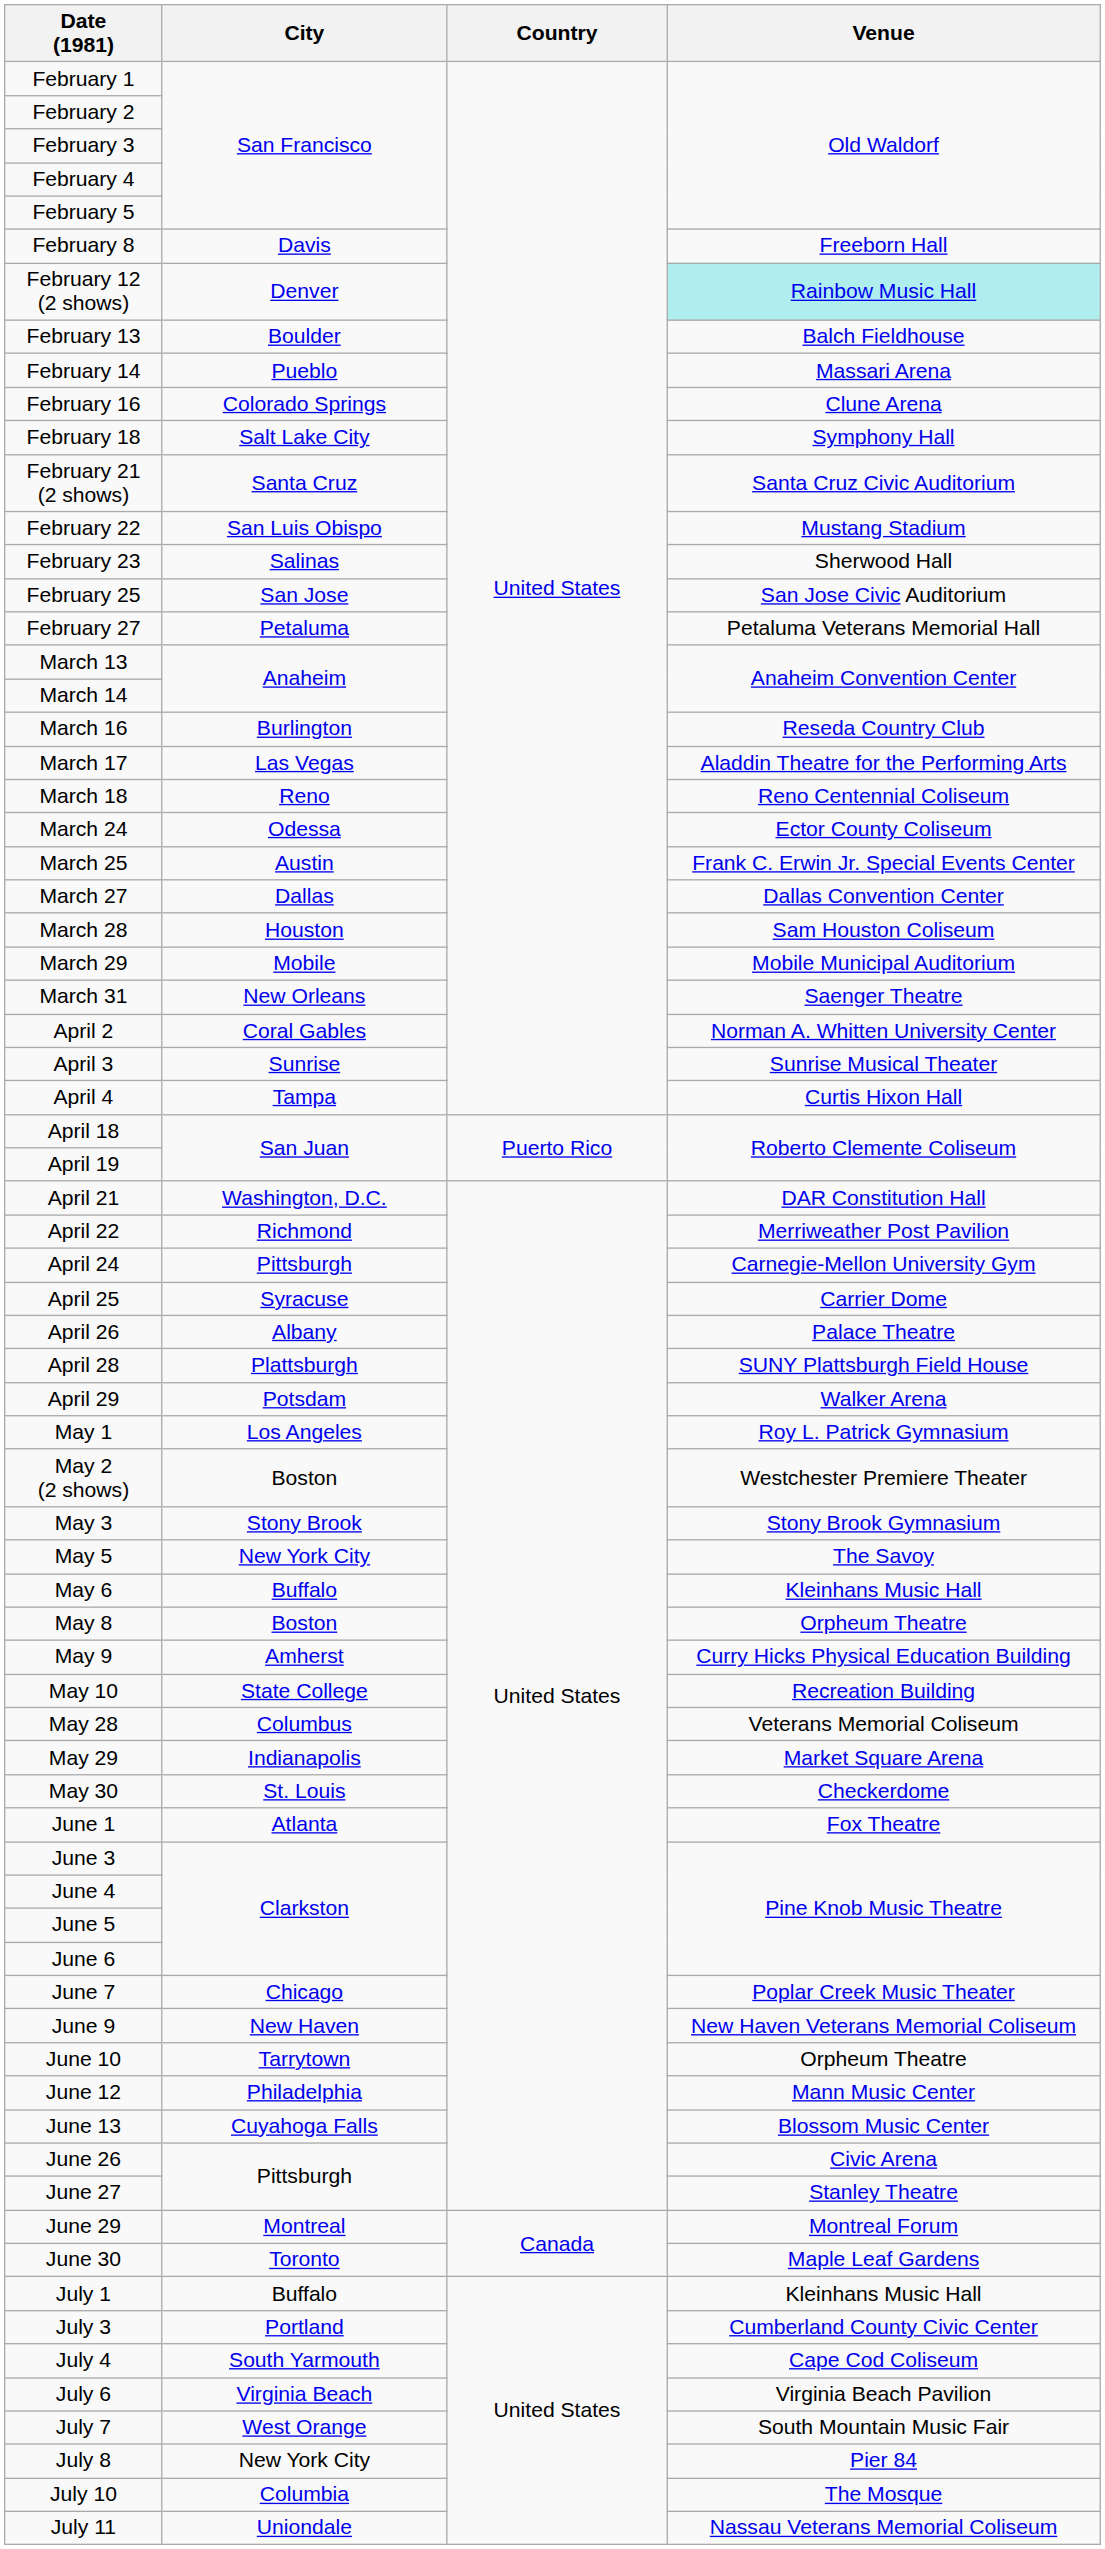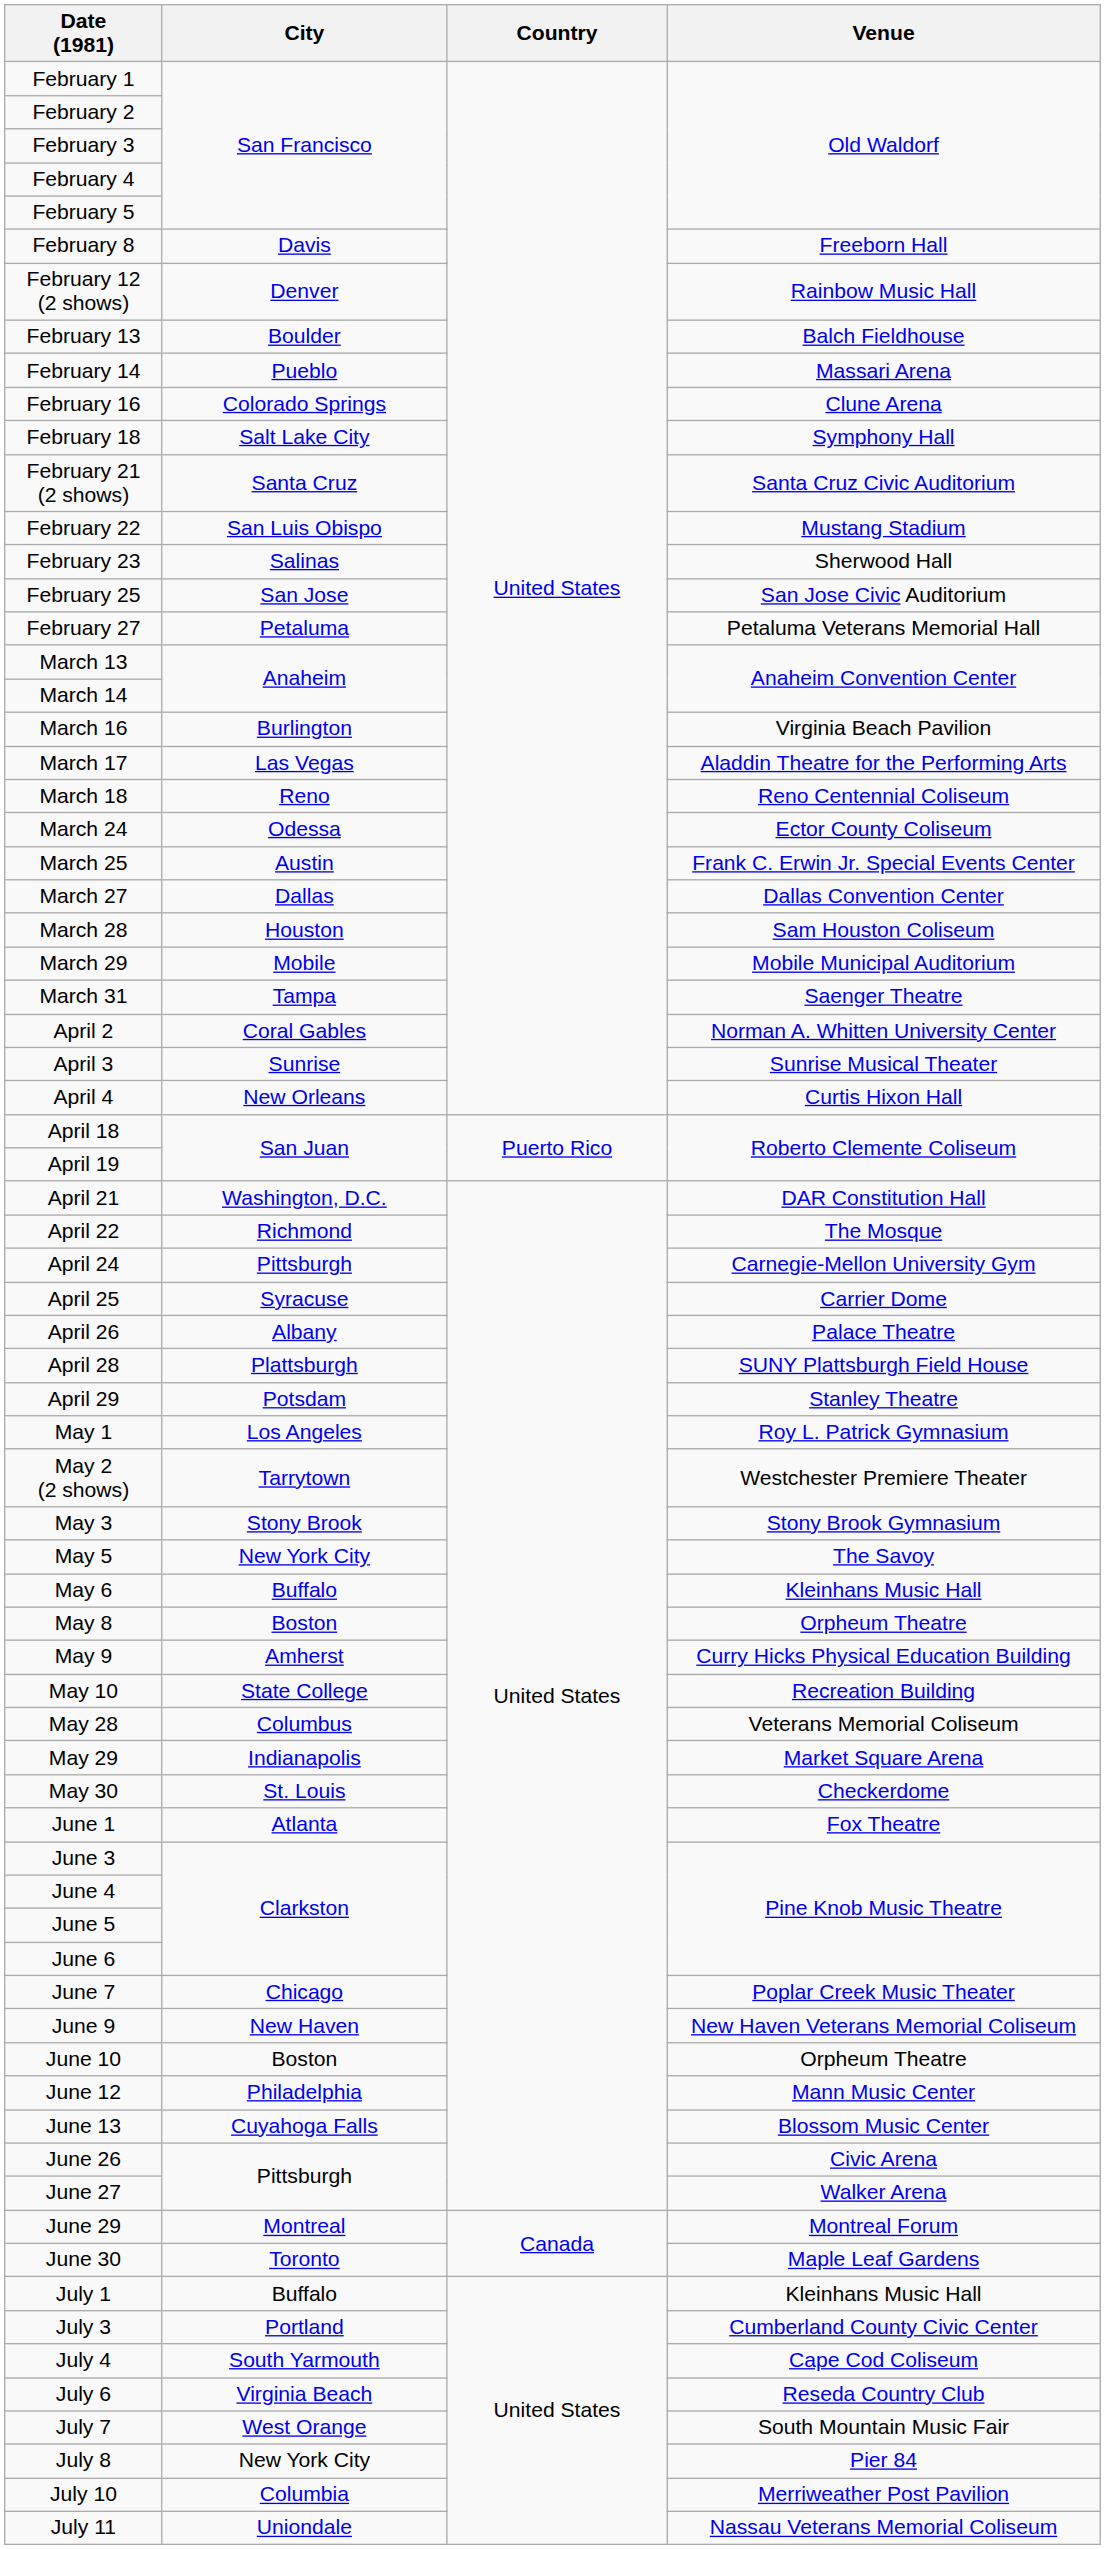(884, 291) paleturquoise background -> (884, 291) no background
(884, 728) Reseda Country Club -> (884, 728) Virginia Beach Pavilion
(304, 996) New Orleans -> (304, 996) Tampa
(304, 1097) Tampa -> (304, 1097) New Orleans
(884, 1231) Merriweather Post Pavilion -> (884, 1231) The Mosque
(884, 1398) Walker Arena -> (884, 1398) Stanley Theatre
(304, 1477) Boston -> (304, 1477) Tarrytown
(304, 2058) Tarrytown -> (304, 2058) Boston
(884, 2192) Stanley Theatre -> (884, 2192) Walker Arena
(884, 2393) Virginia Beach Pavilion -> (884, 2393) Reseda Country Club
(884, 2494) The Mosque -> (884, 2494) Merriweather Post Pavilion
